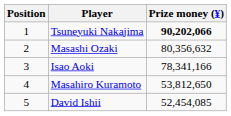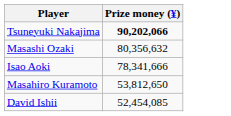- column: (26, 13)
(186, 66) 78,341,166 -> (143, 66) 78,341,666
